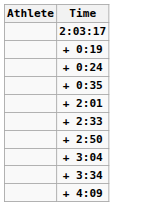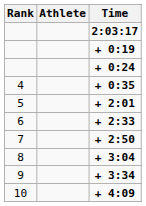+ column: (21, 14)
